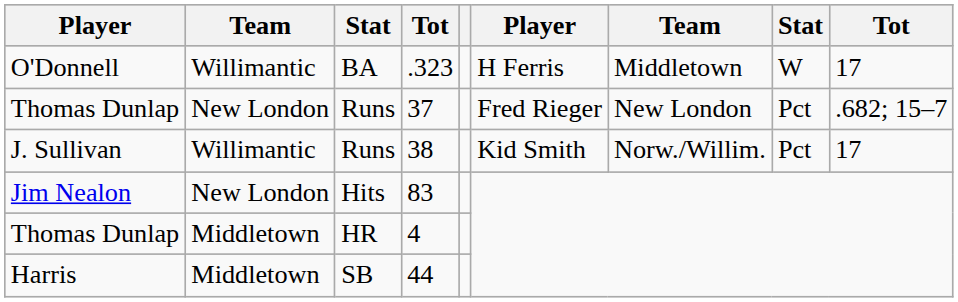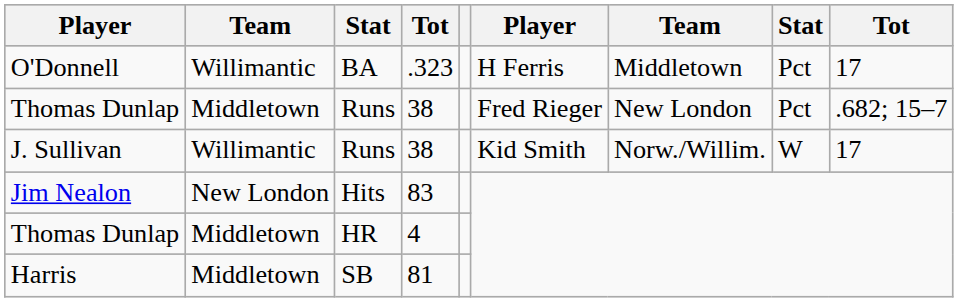(790, 66) W -> (795, 66) Pct
(260, 108) New London -> (255, 108) Middletown
(420, 108) 37 -> (420, 108) 38
(795, 150) Pct -> (790, 150) W
(420, 274) 44 -> (420, 274) 81
